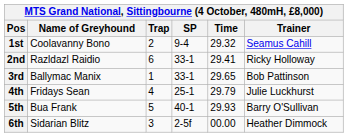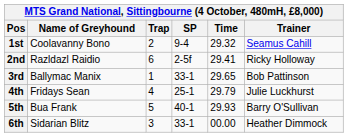(184, 60) 33-1 -> (183, 60) 2-5f
(183, 124) 2-5f -> (184, 124) 33-1
